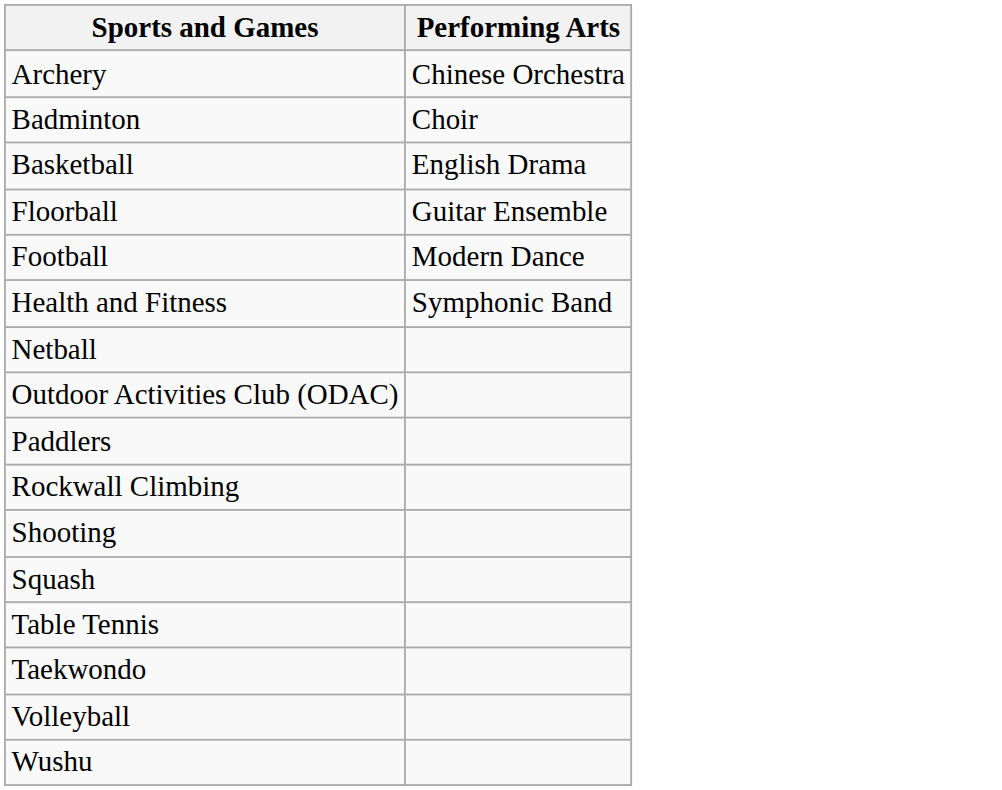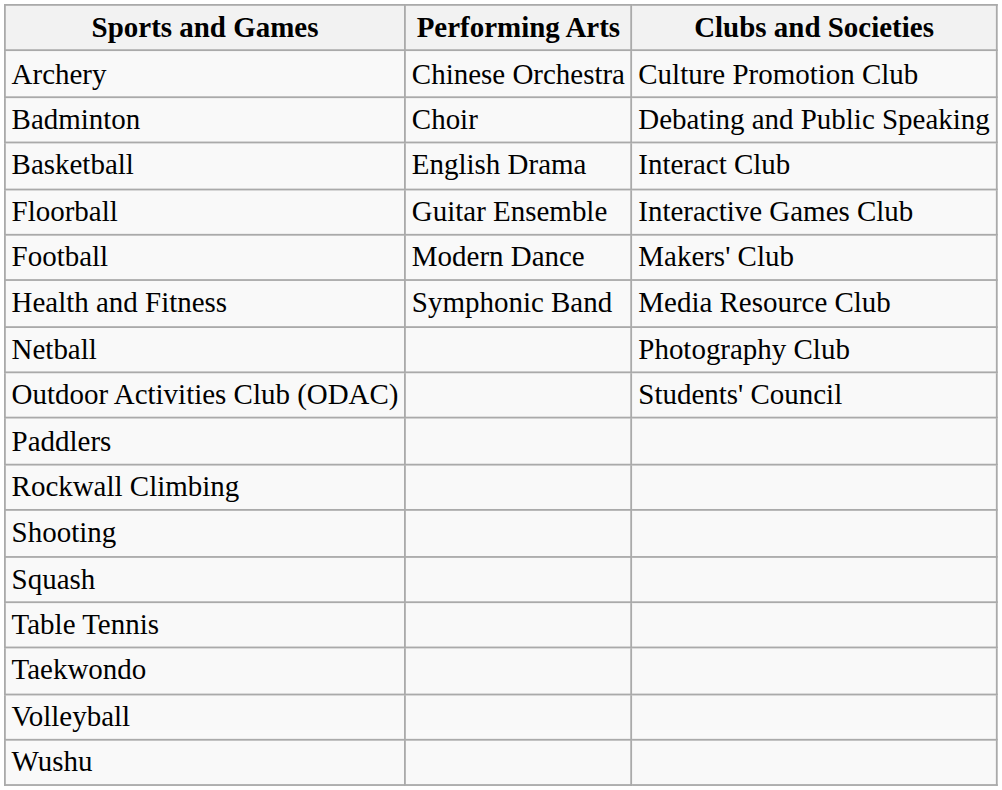+ column: (814, 27)
